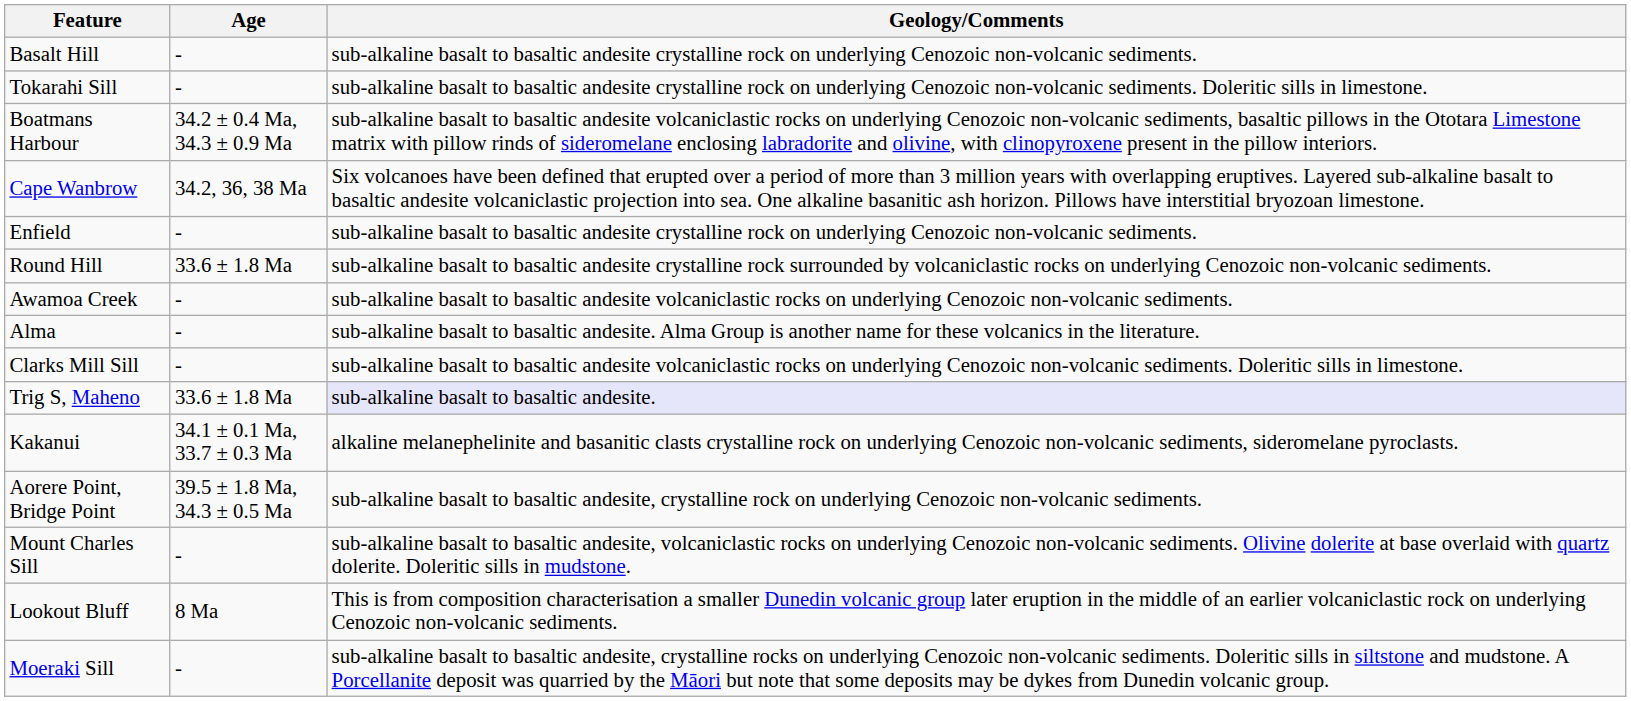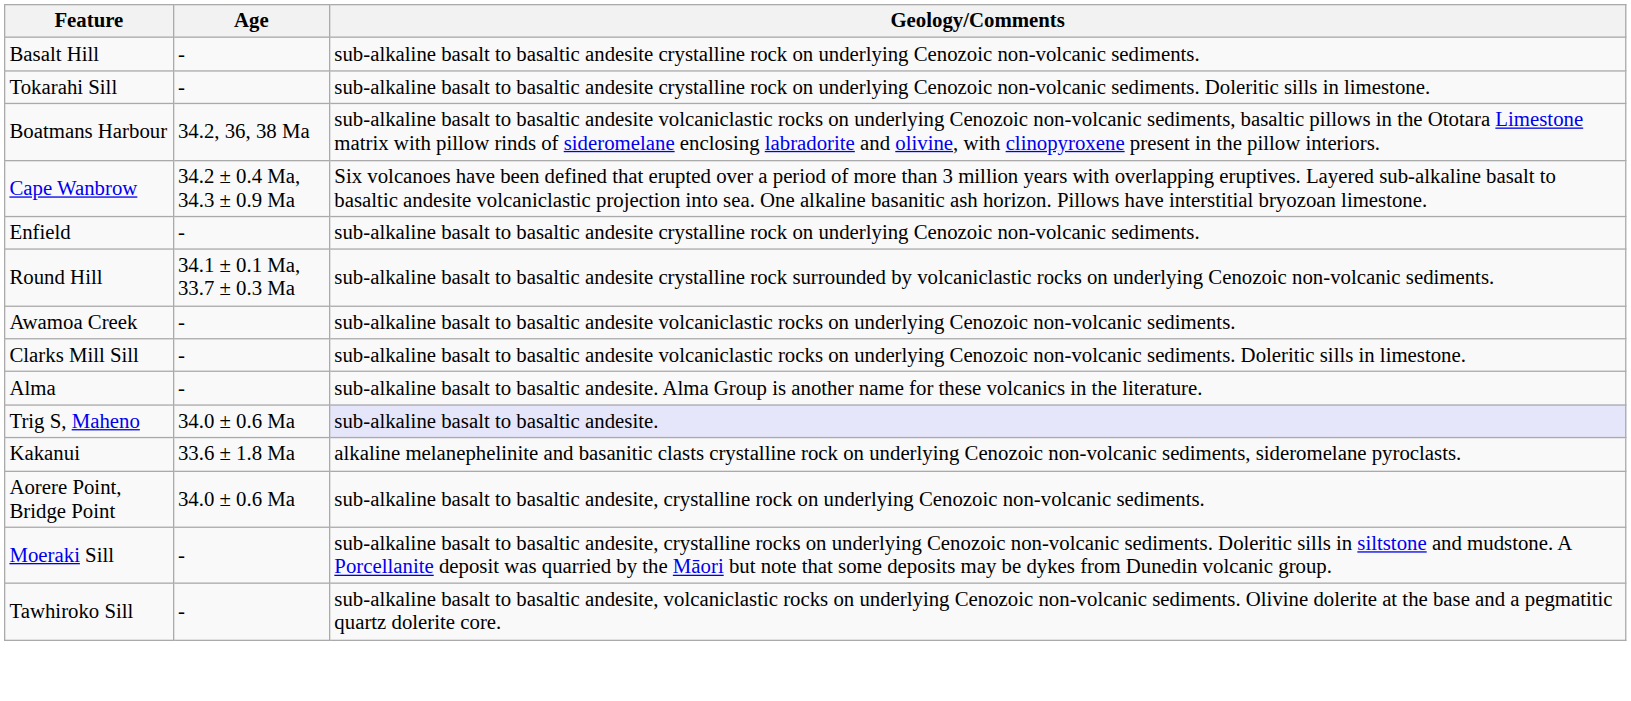(236, 131) 34.2 ± 0.4 Ma, 34.3 ± 0.9 Ma -> (244, 131) 34.2, 36, 38 Ma
(241, 188) 34.2, 36, 38 Ma -> (239, 188) 34.2 ± 0.4 Ma, 34.3 ± 0.9 Ma
(233, 265) 33.6 ± 1.8 Ma -> (239, 277) 34.1 ± 0.1 Ma, 33.7 ± 0.3 Ma
rows swapped: (33, 331) <-> (74, 364)
(233, 397) 33.6 ± 1.8 Ma -> (236, 421) 34.0 ± 0.6 Ma
(236, 442) 34.1 ± 0.1 Ma, 33.7 ± 0.3 Ma -> (236, 454) 33.6 ± 1.8 Ma
(236, 498) 39.5 ± 1.8 Ma, 34.3 ± 0.5 Ma -> (236, 498) 34.0 ± 0.6 Ma
- row: (72, 555)
- row: (69, 611)
+ row: (71, 611)
